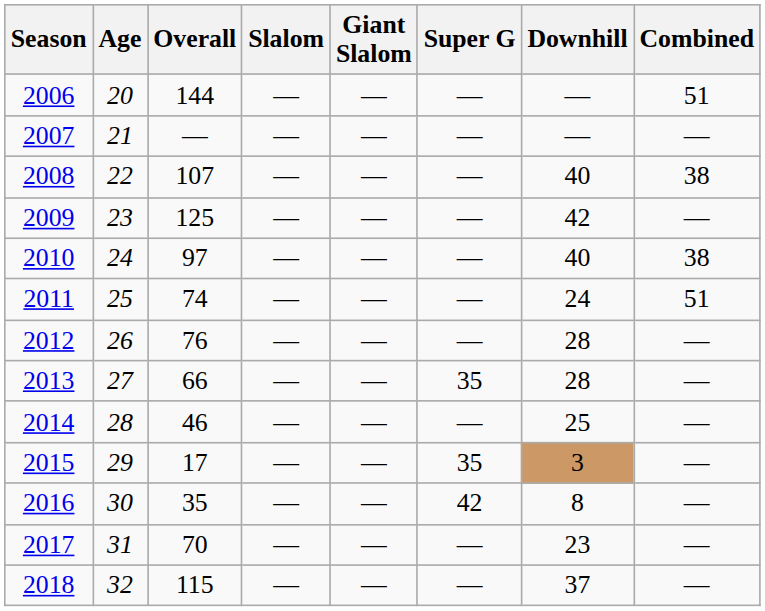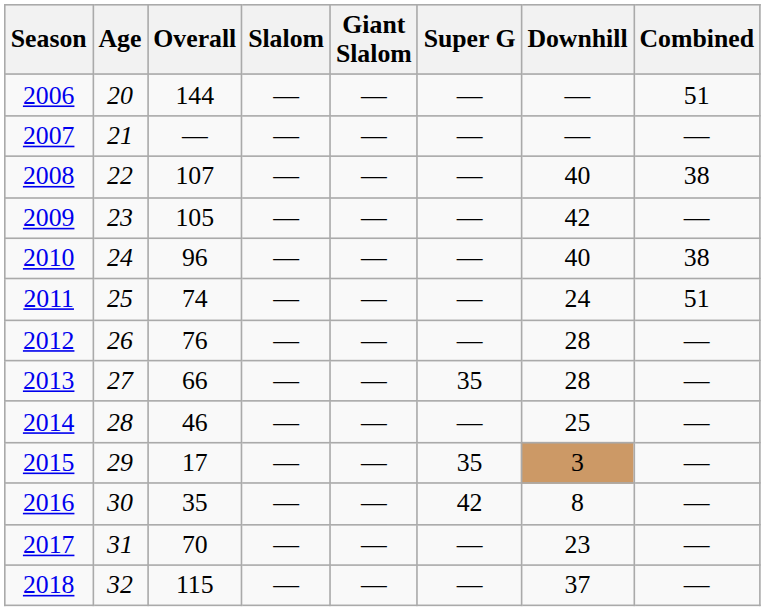(195, 217) 125 -> (195, 217) 105
(195, 258) 97 -> (195, 258) 96
